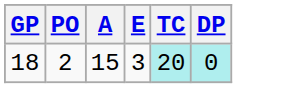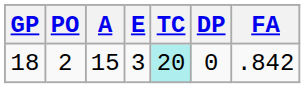+ column: (266, 24)
(211, 63) paleturquoise background -> (211, 63) no background
